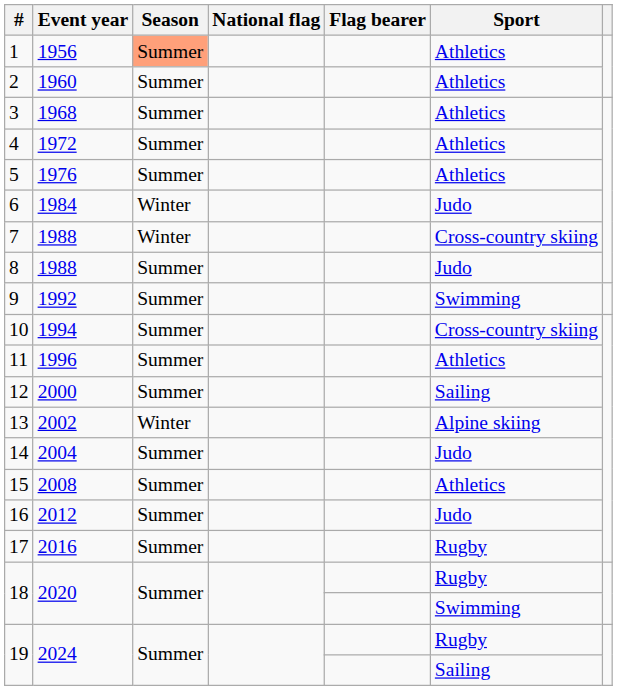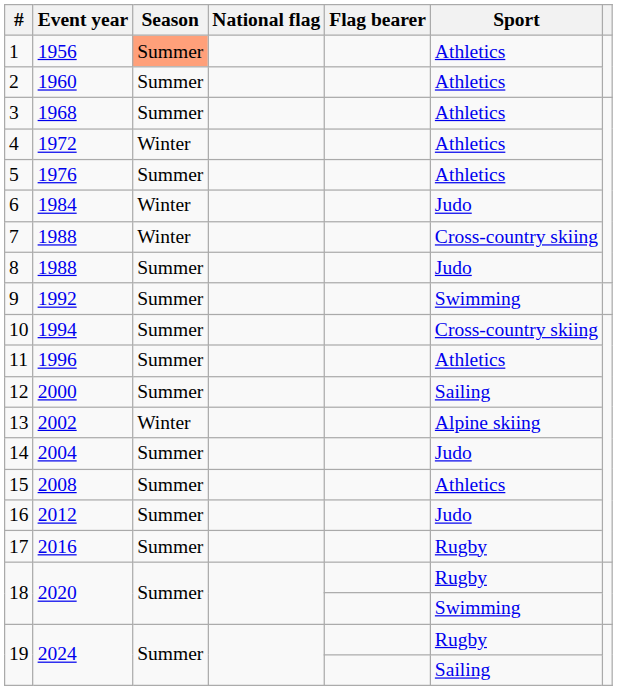(170, 143) Summer -> (164, 143) Winter
